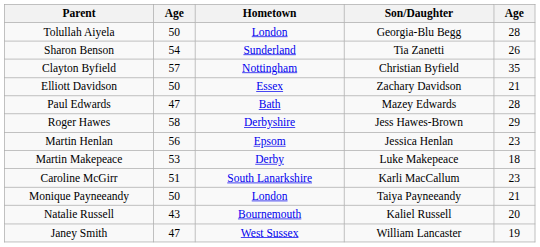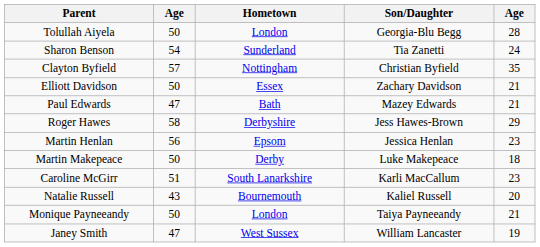(514, 50) 26 -> (514, 50) 24
(514, 104) 28 -> (514, 104) 21
(174, 159) 53 -> (174, 159) 50
rows swapped: (79, 196) <-> (79, 214)
